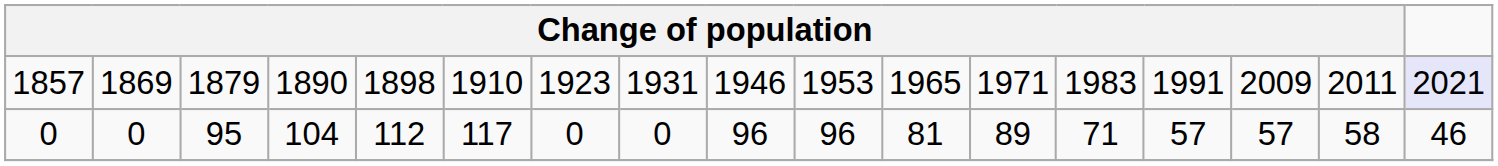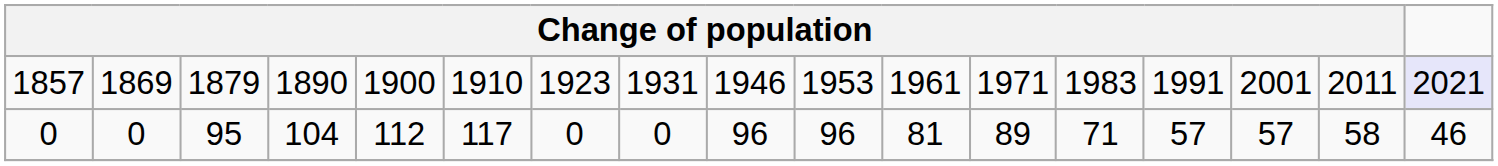(399, 82) 1898 -> (399, 82) 1900
(925, 82) 1965 -> (925, 82) 1961
(1276, 82) 2009 -> (1276, 82) 2001
